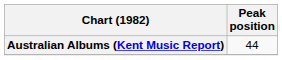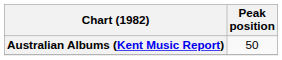(252, 45) 44 -> (252, 45) 50
